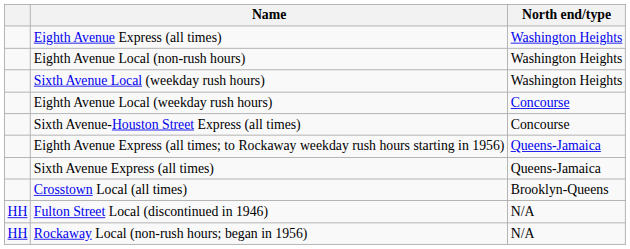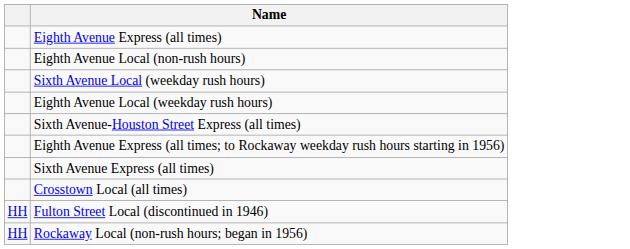- column: (567, 15)
